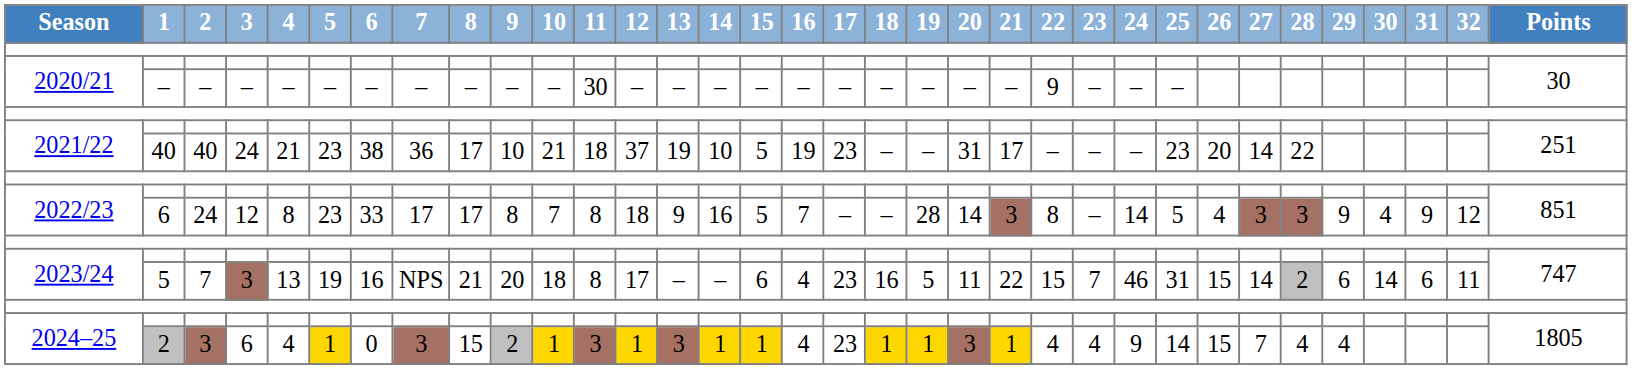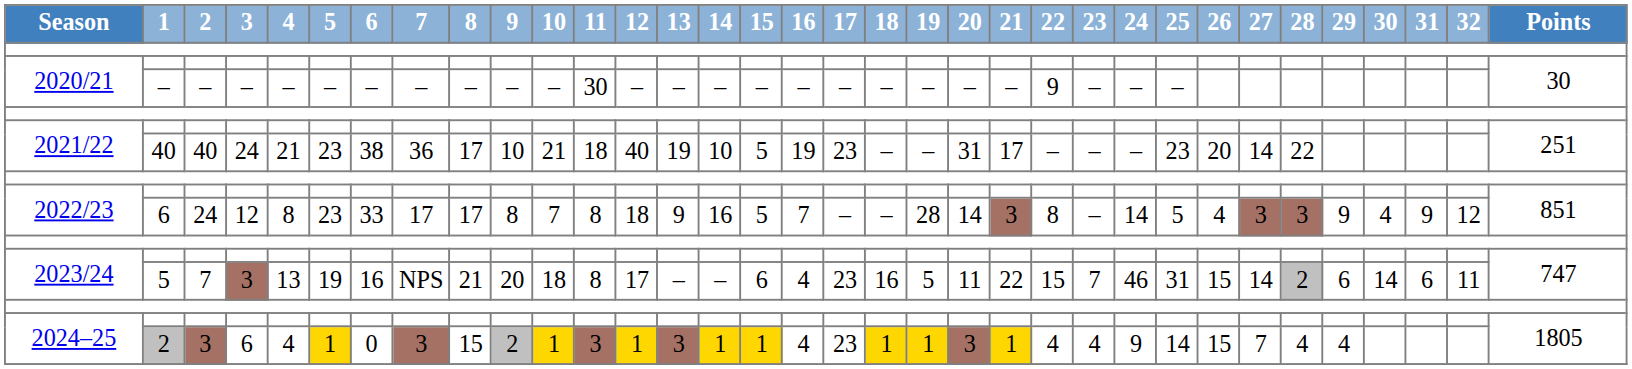(637, 151) 37 -> (637, 151) 40
